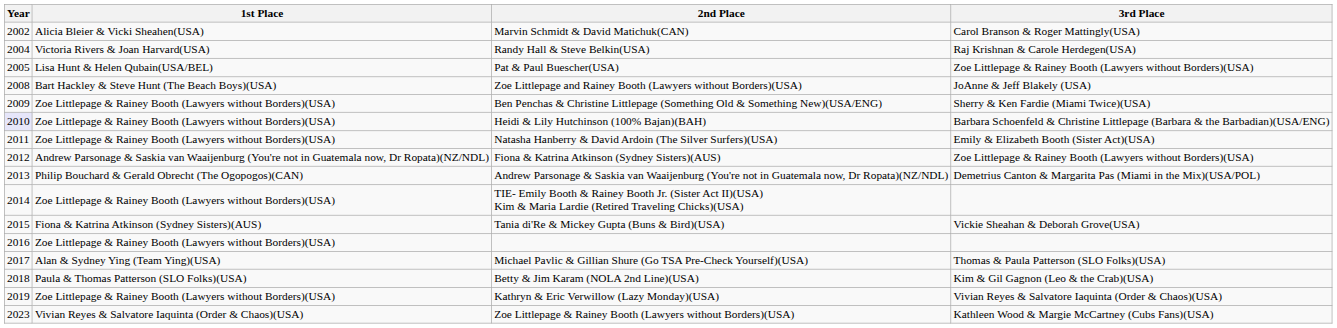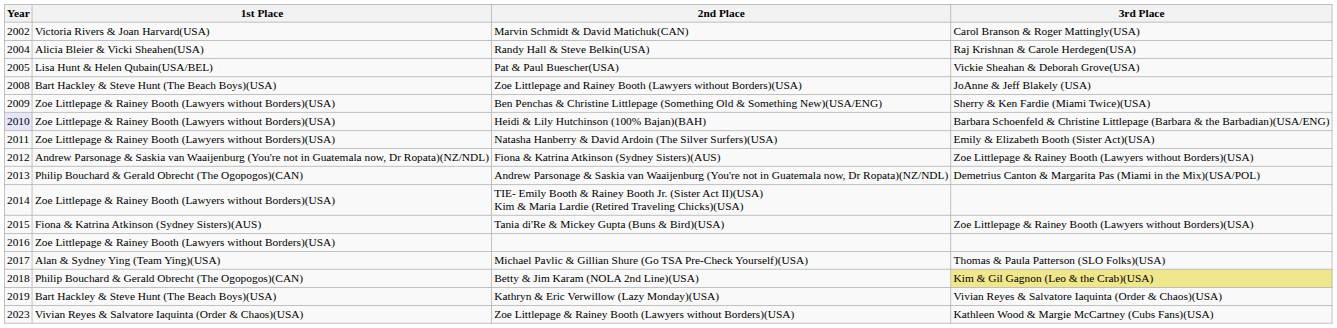(119, 31) Alicia Bleier & Vicki Sheahen(USA) -> (122, 31) Victoria Rivers & Joan Harvard(USA)
(122, 49) Victoria Rivers & Joan Harvard(USA) -> (119, 49) Alicia Bleier & Vicki Sheahen(USA)
(1104, 67) Zoe Littlepage & Rainey Booth (Lawyers without Borders)(USA) -> (1047, 67) Vickie Sheahan & Deborah Grove(USA)
(1047, 224) Vickie Sheahan & Deborah Grove(USA) -> (1104, 224) Zoe Littlepage & Rainey Booth (Lawyers without Borders)(USA)
(141, 278) Paula & Thomas Patterson (SLO Folks)(USA) -> (169, 278) Philip Bouchard & Gerald Obrecht (The Ogopogos)(CAN)
(1053, 278) no background -> (1053, 278) khaki background
(185, 296) Zoe Littlepage & Rainey Booth (Lawyers without Borders)(USA) -> (156, 296) Bart Hackley & Steve Hunt (The Beach Boys)(USA)
